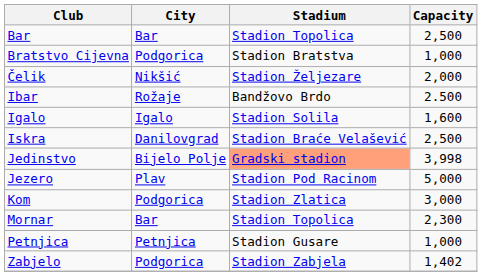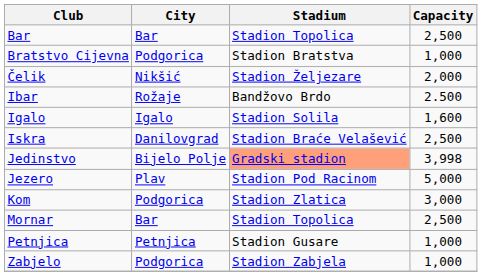(443, 220) 2,300 -> (443, 220) 2,500
(443, 261) 1,402 -> (443, 261) 1,000
